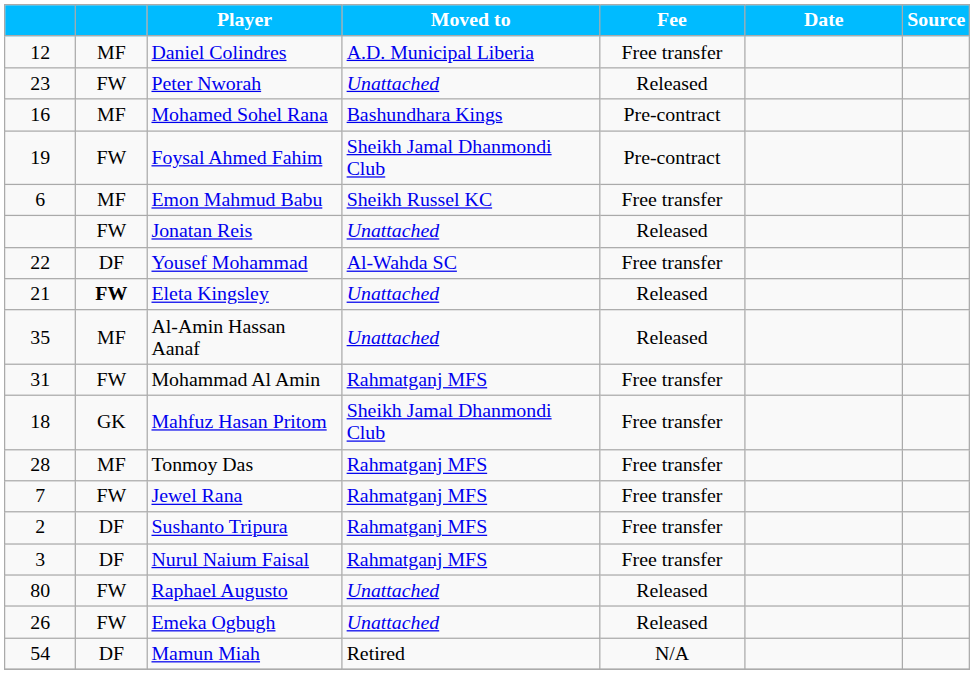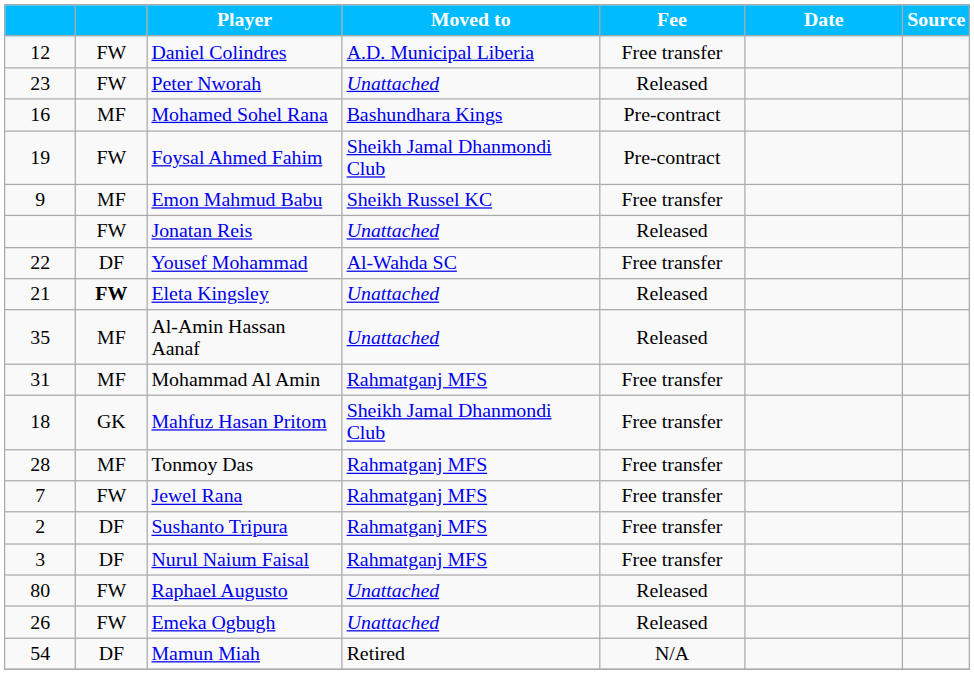(111, 51) MF -> (111, 51) FW
(40, 199) 6 -> (40, 199) 9
(111, 379) FW -> (111, 379) MF
